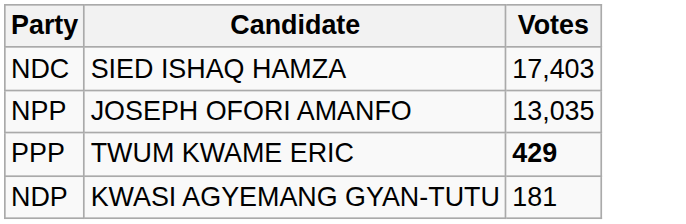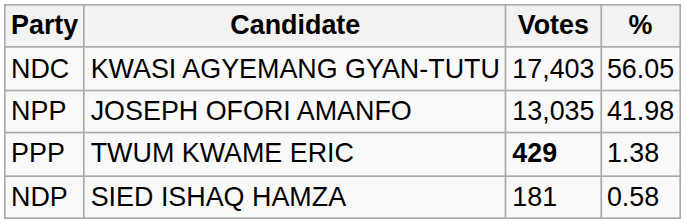+ column: (641, 25)
(218, 68) SIED ISHAQ HAMZA -> (295, 68) KWASI AGYEMANG GYAN-TUTU
(295, 196) KWASI AGYEMANG GYAN-TUTU -> (218, 196) SIED ISHAQ HAMZA
